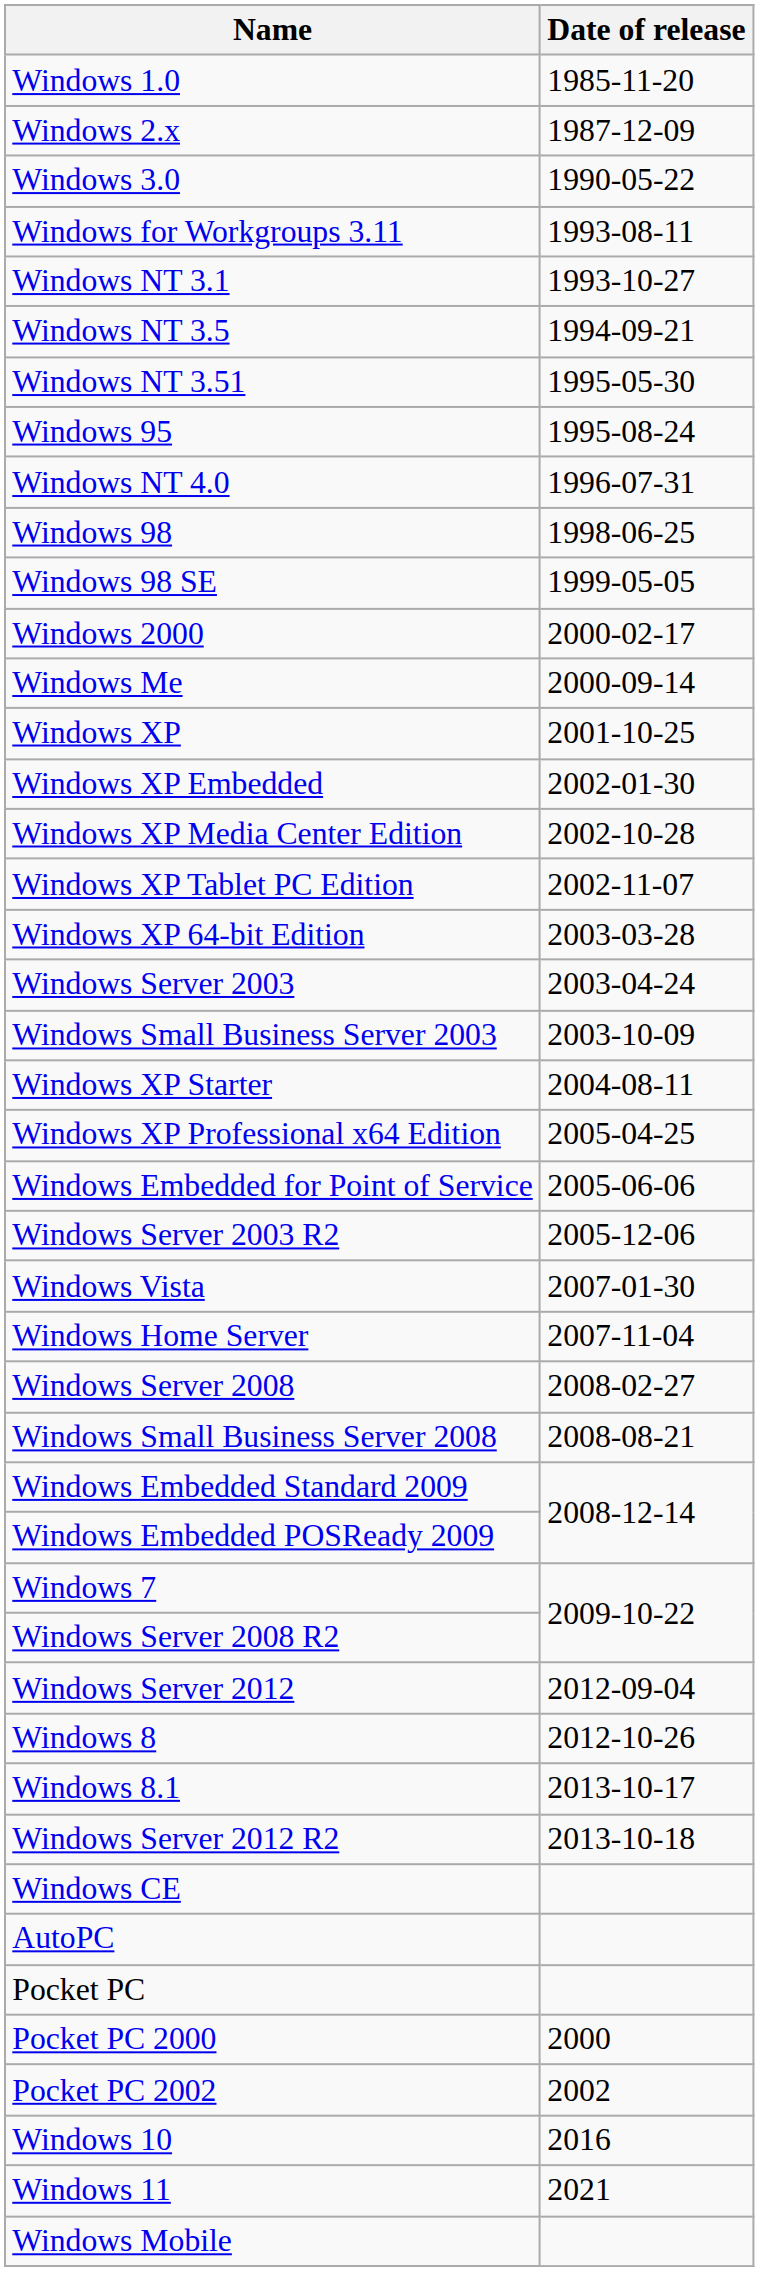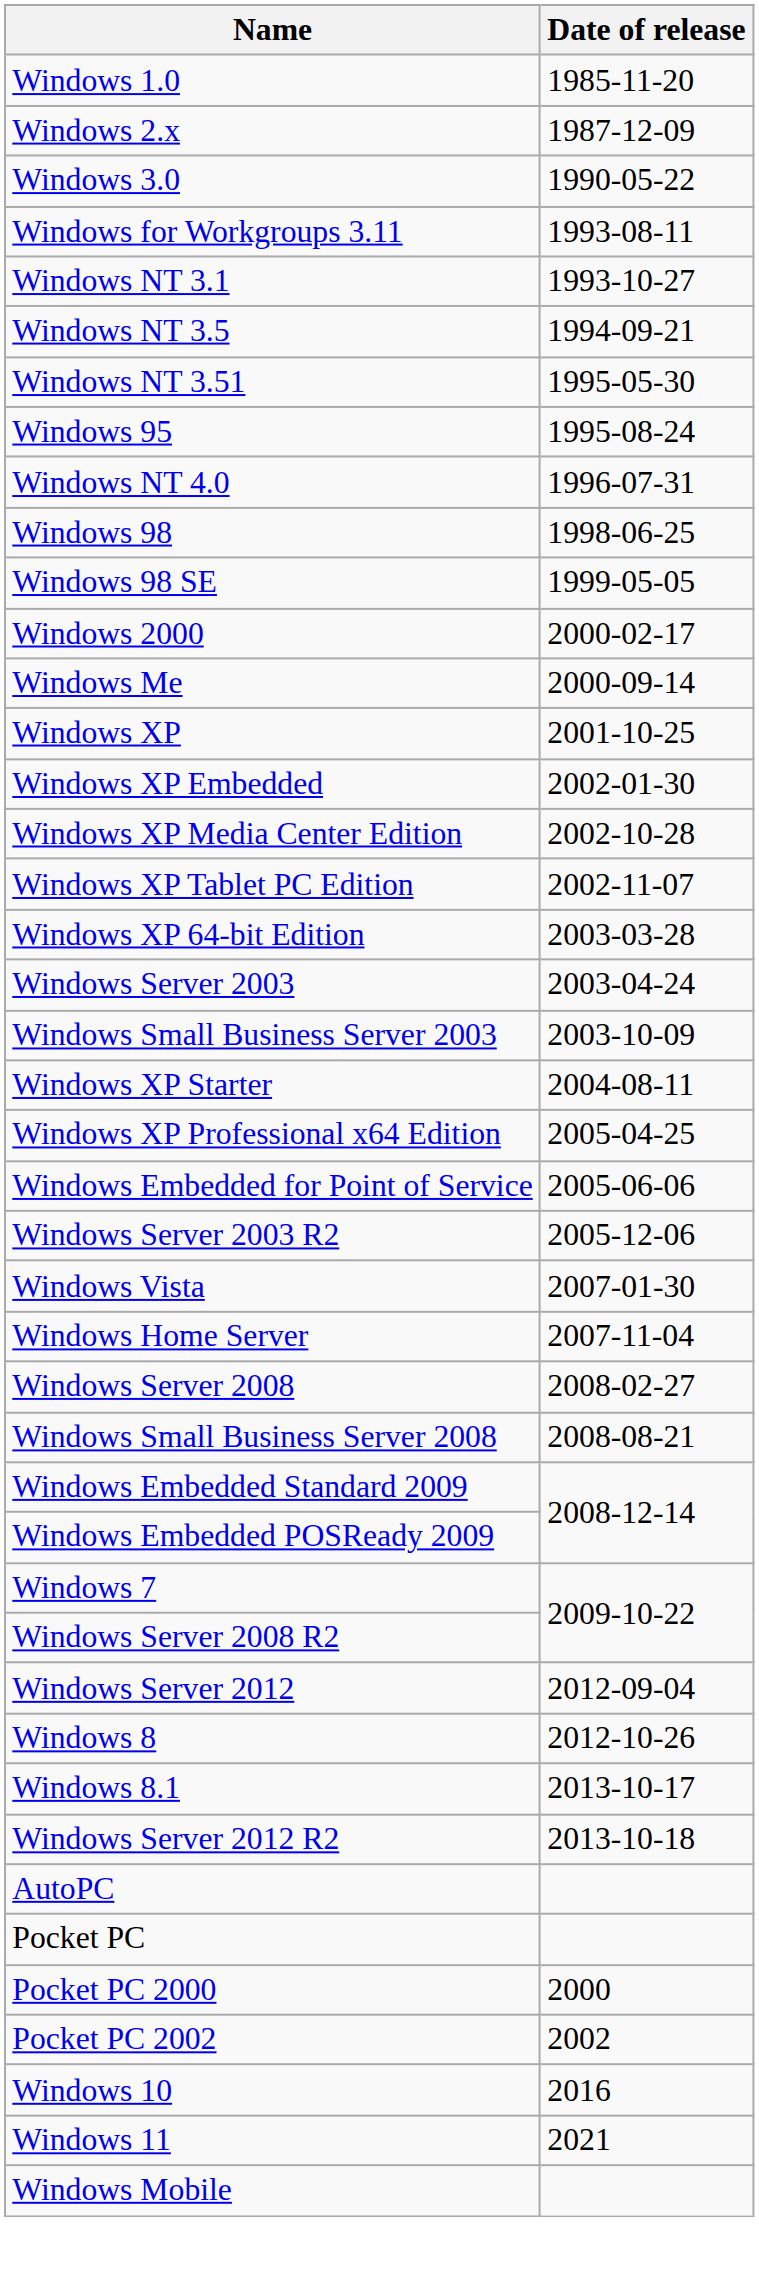- row: (97, 1888)
